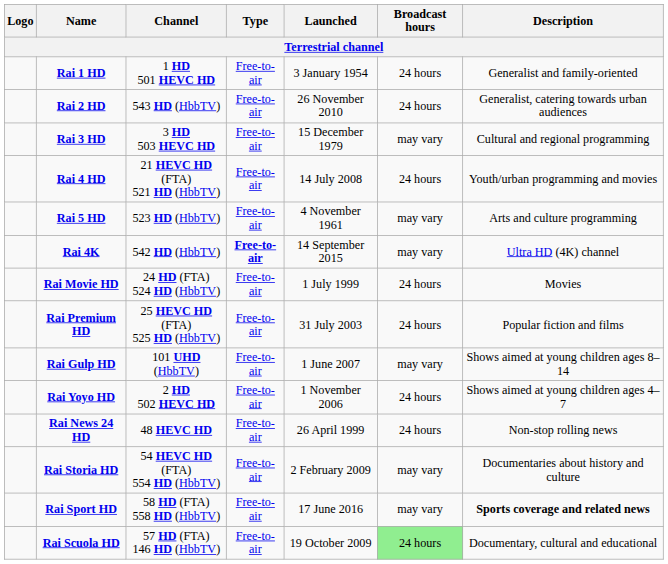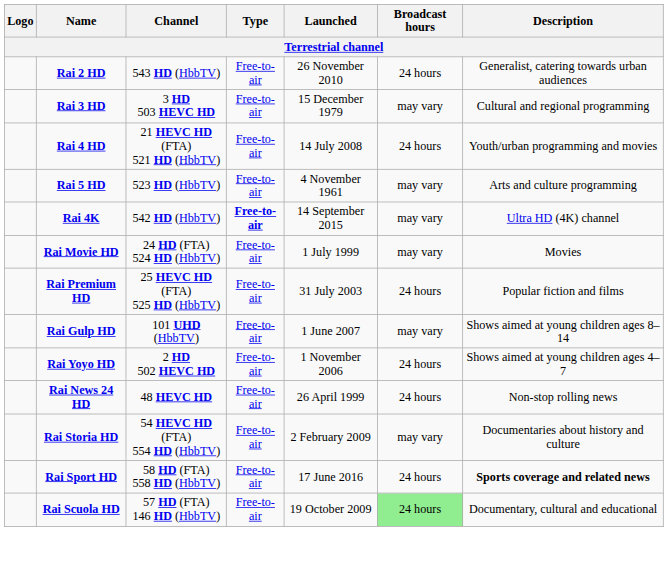- row: (81, 73)
(420, 284) 24 hours -> (420, 251) may vary
(420, 509) may vary -> (420, 476) 24 hours
